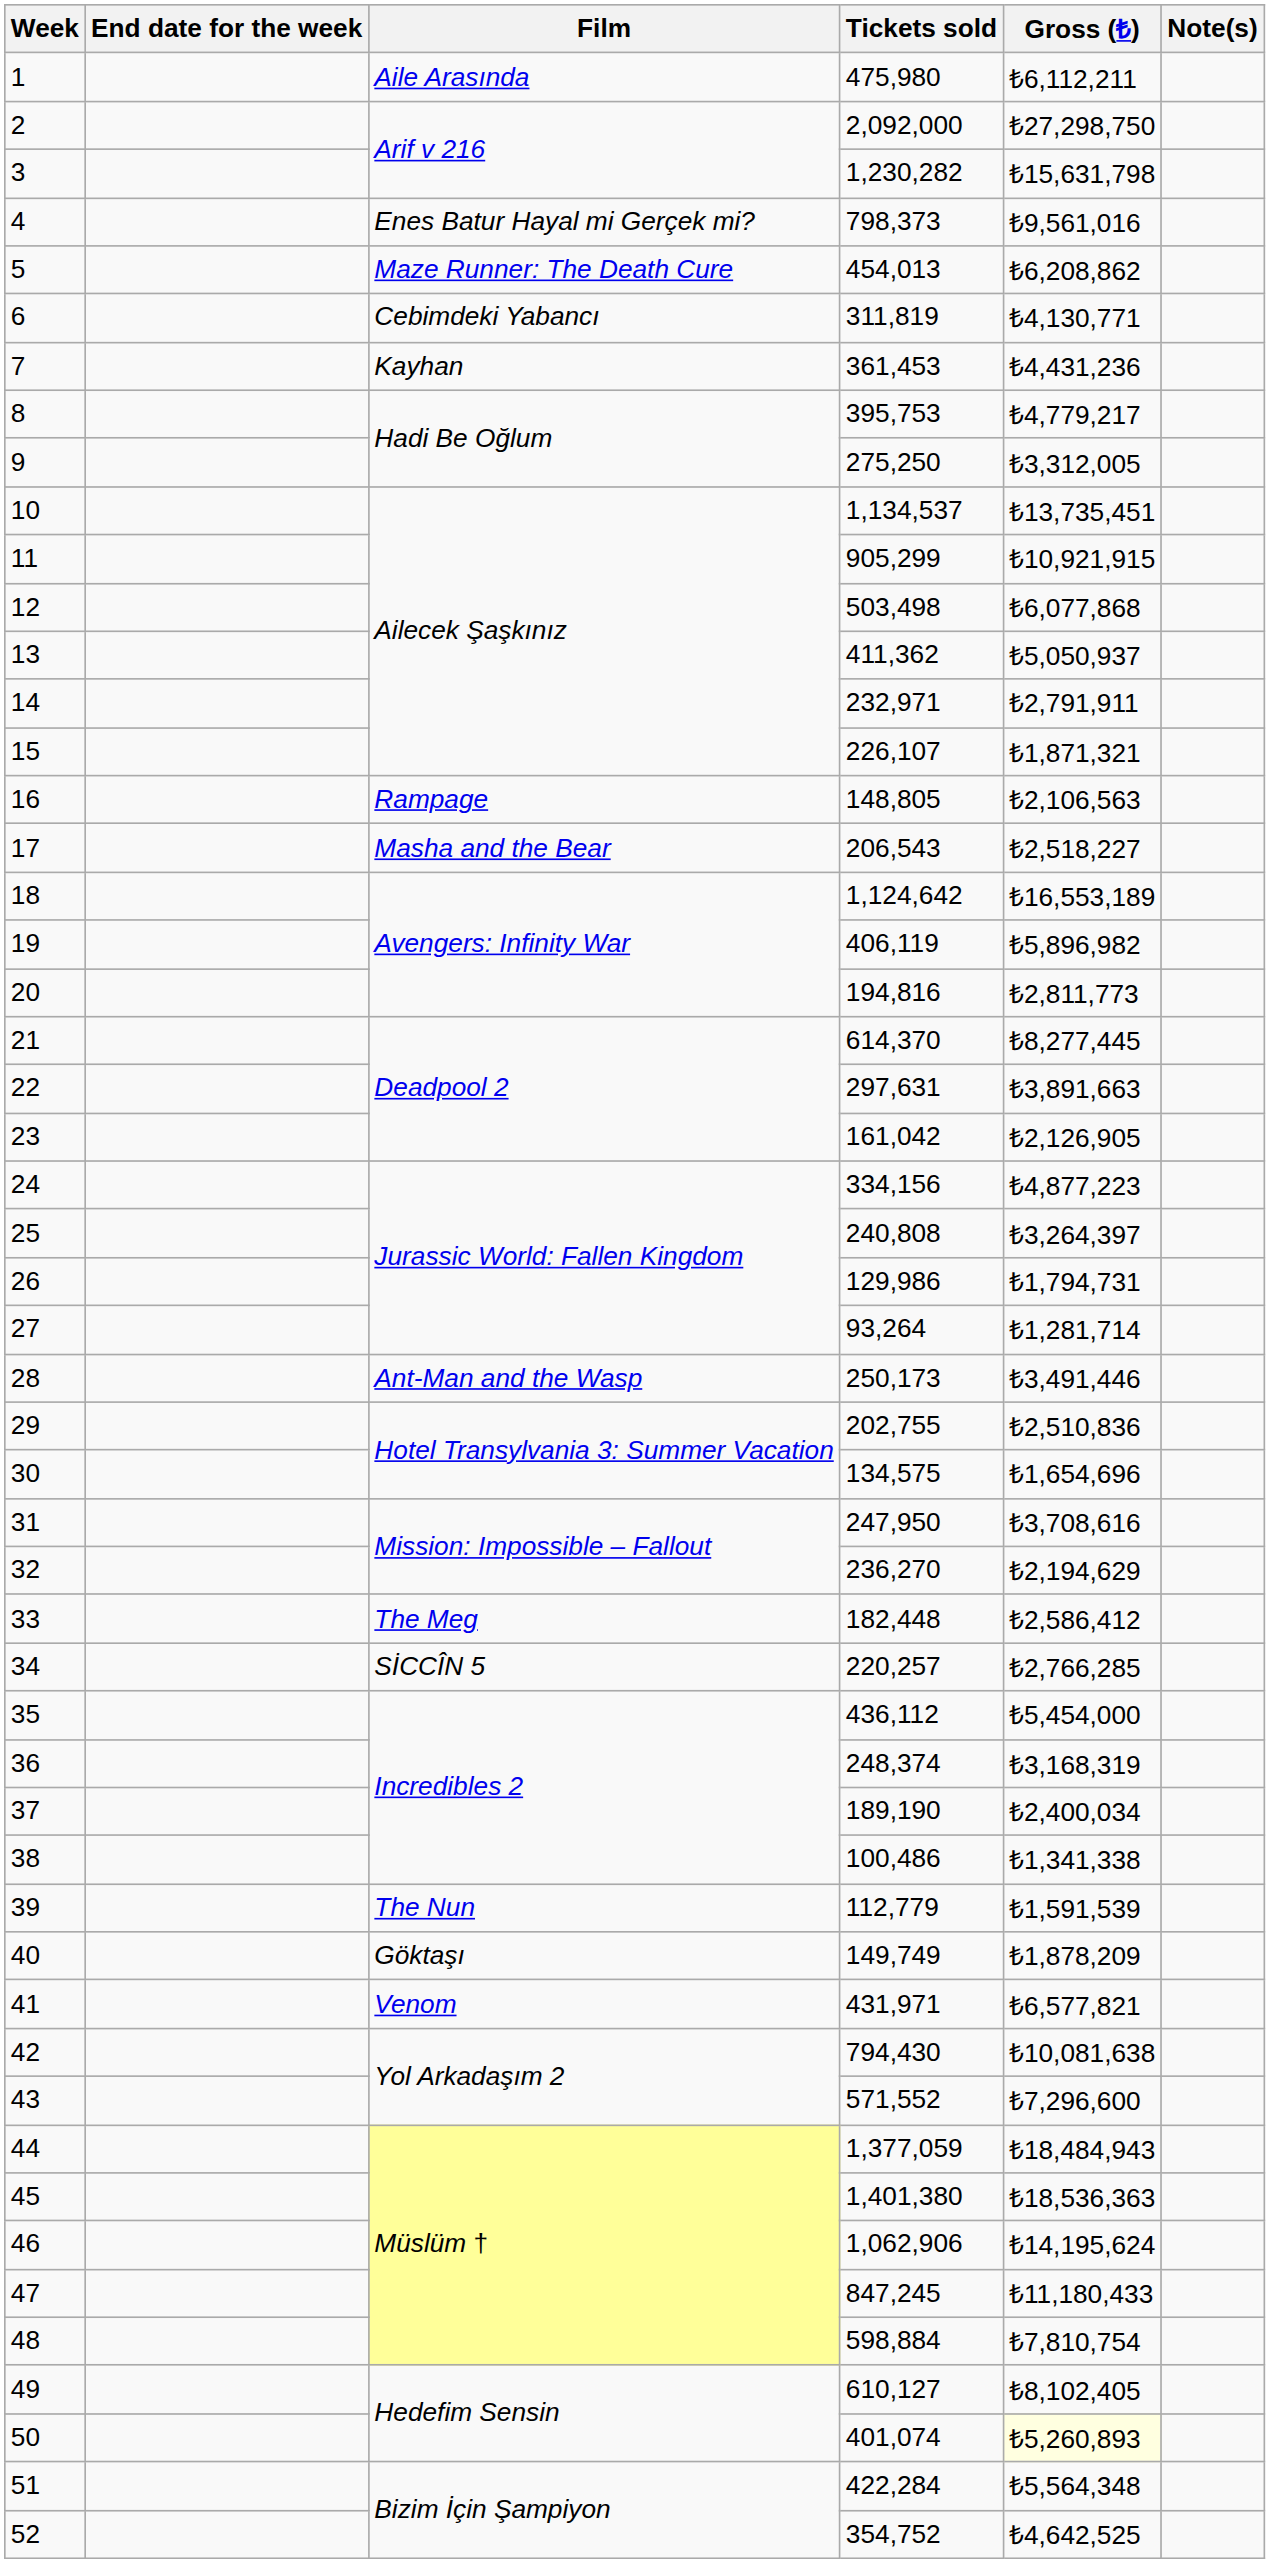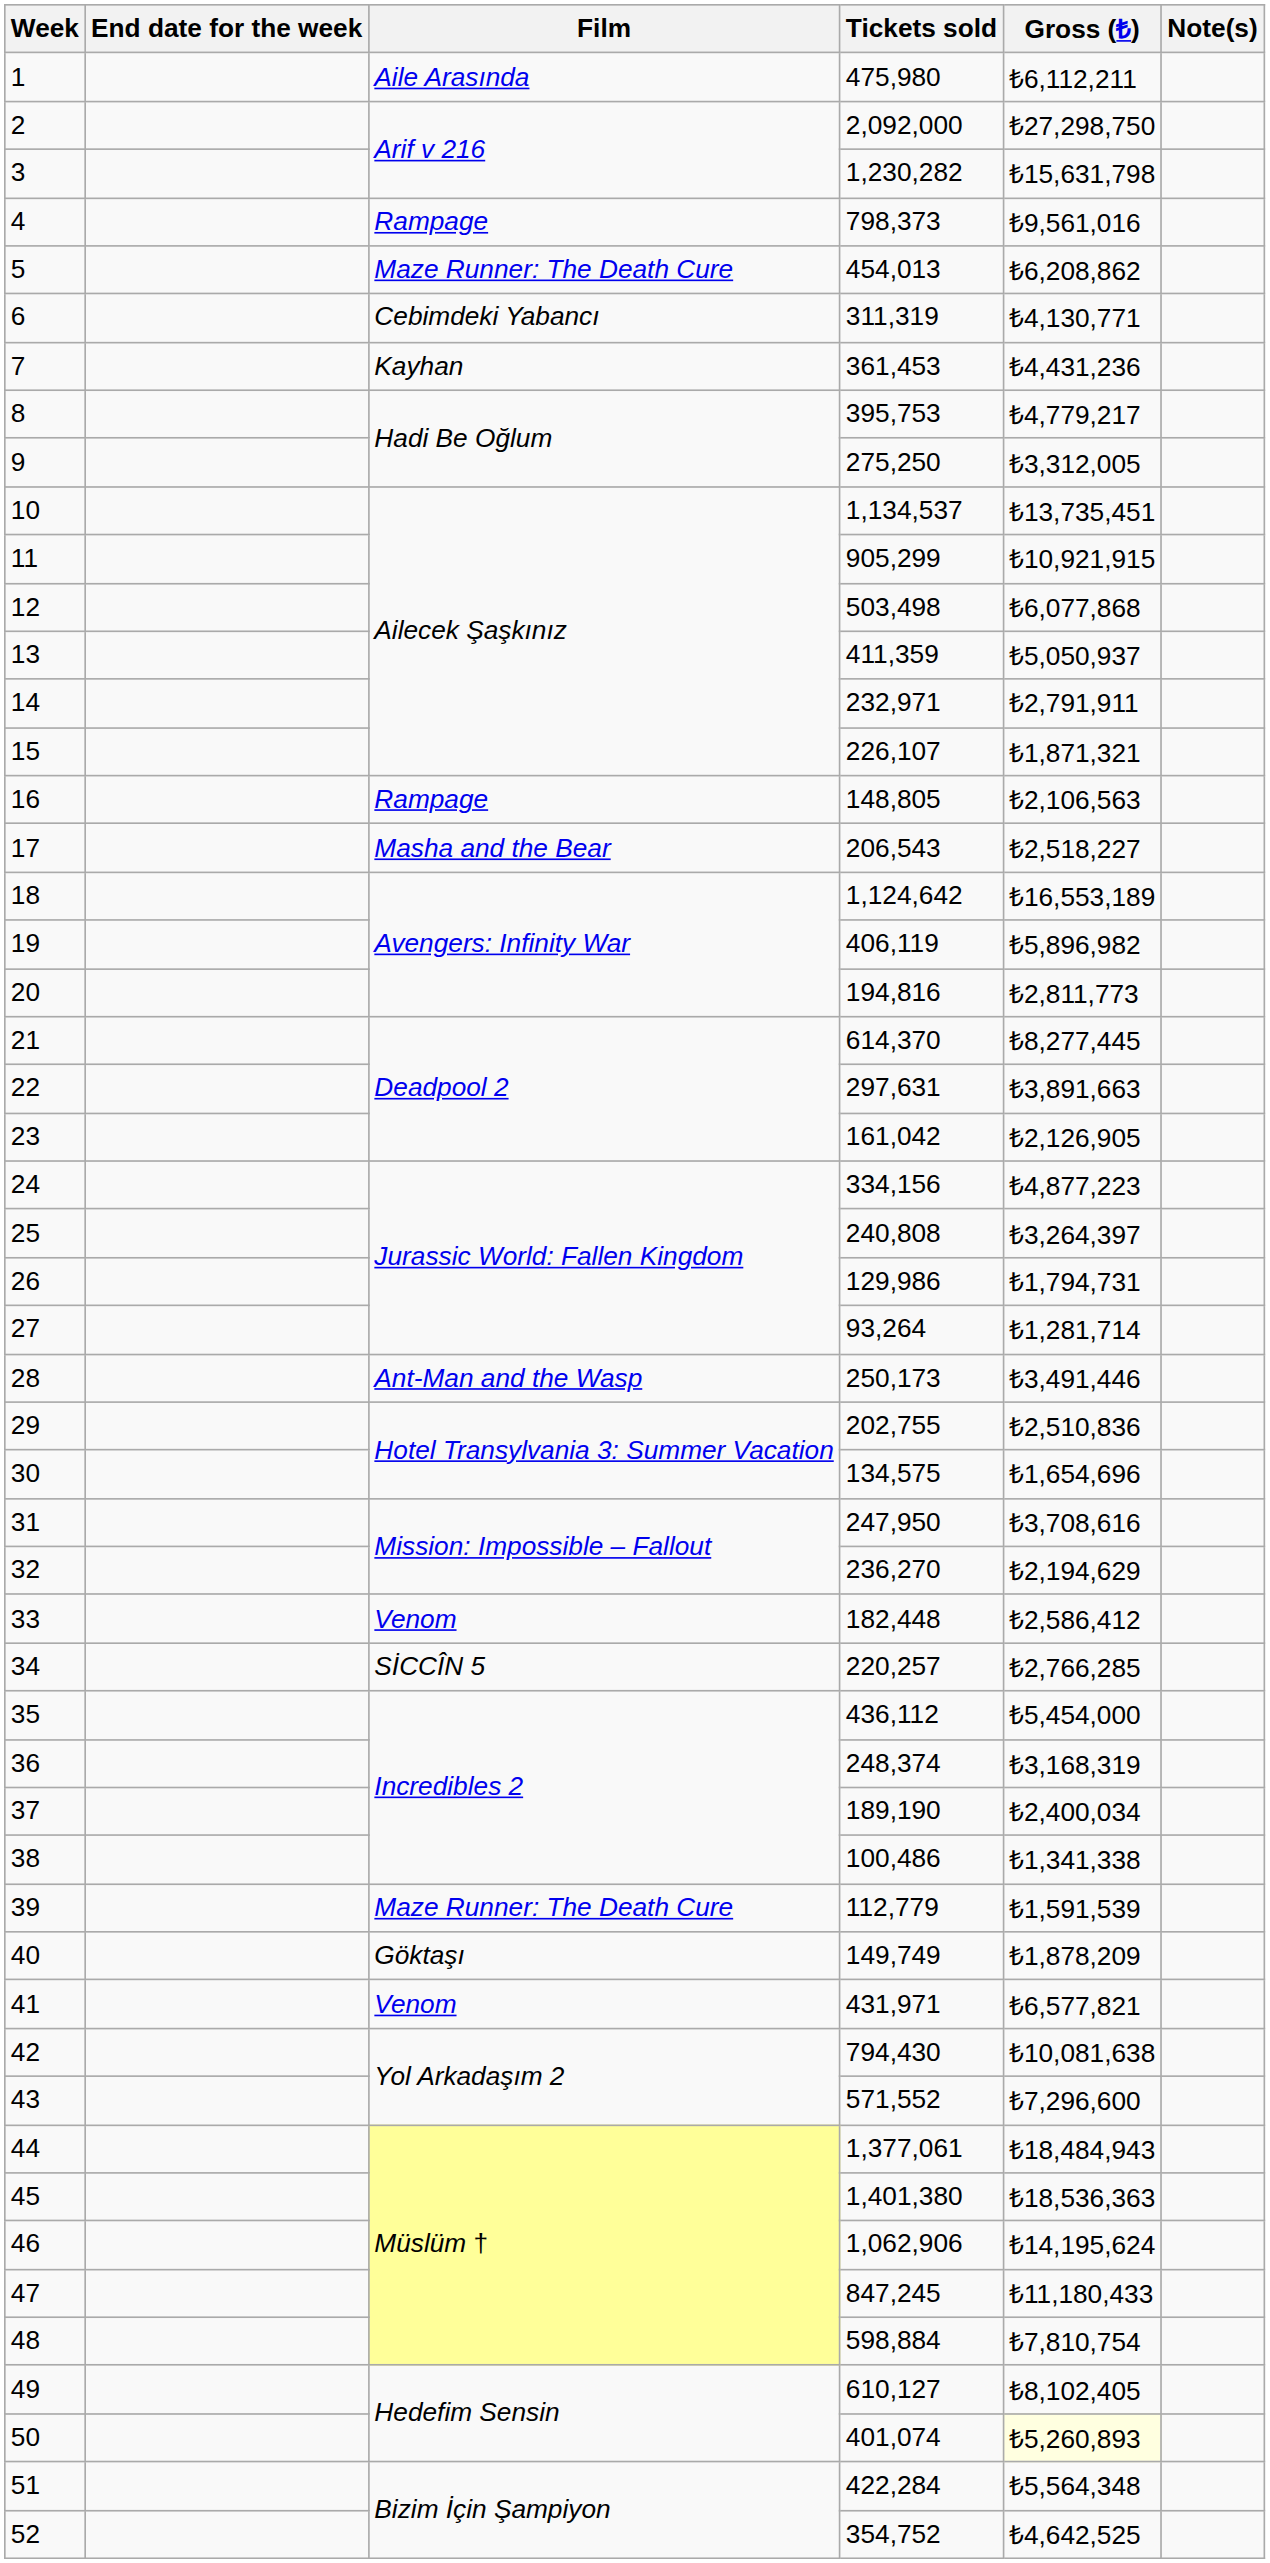(565, 221) Enes Batur Hayal mi Gerçek mi? -> (431, 221) Rampage
(892, 317) 311,819 -> (892, 317) 311,319
(892, 654) 411,362 -> (892, 654) 411,359
(426, 1618) The Meg -> (415, 1618) Venom
(425, 1907) The Nun -> (554, 1907) Maze Runner: The Death Cure
(904, 2148) 1,377,059 -> (904, 2148) 1,377,061
